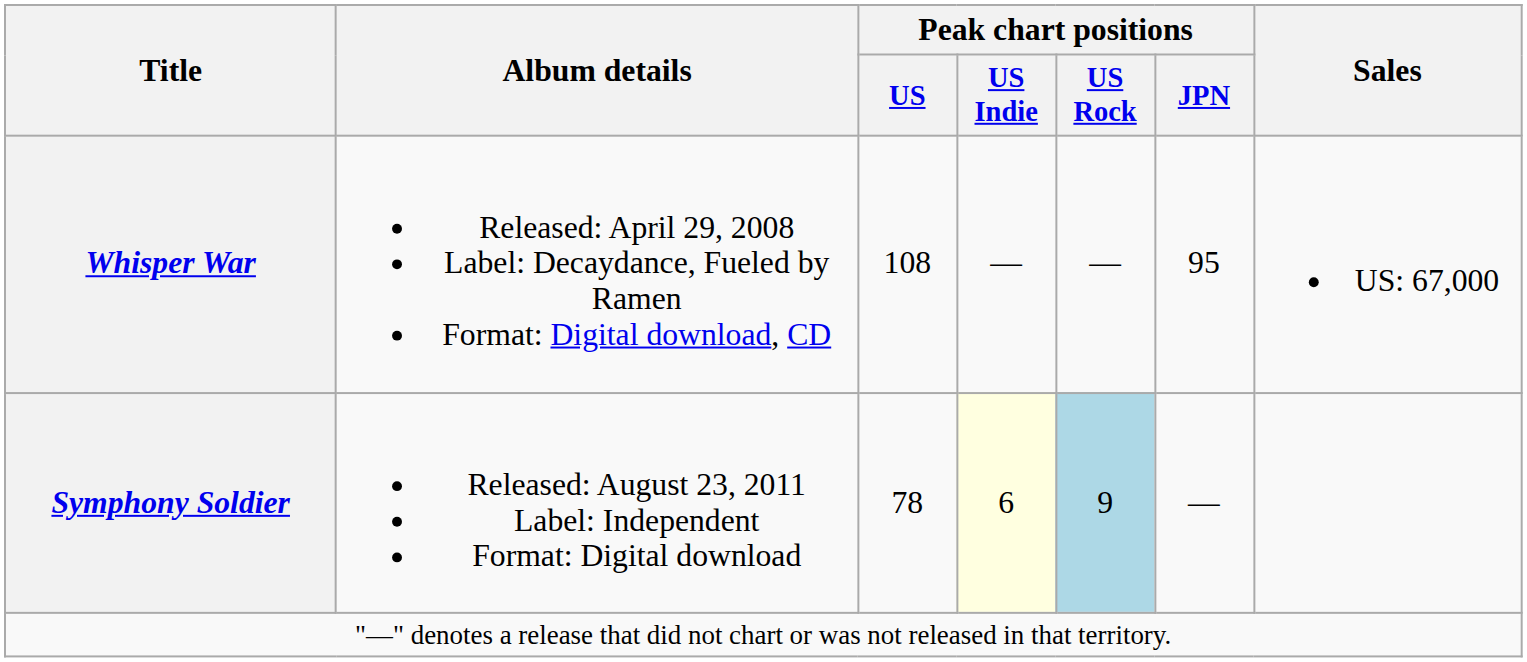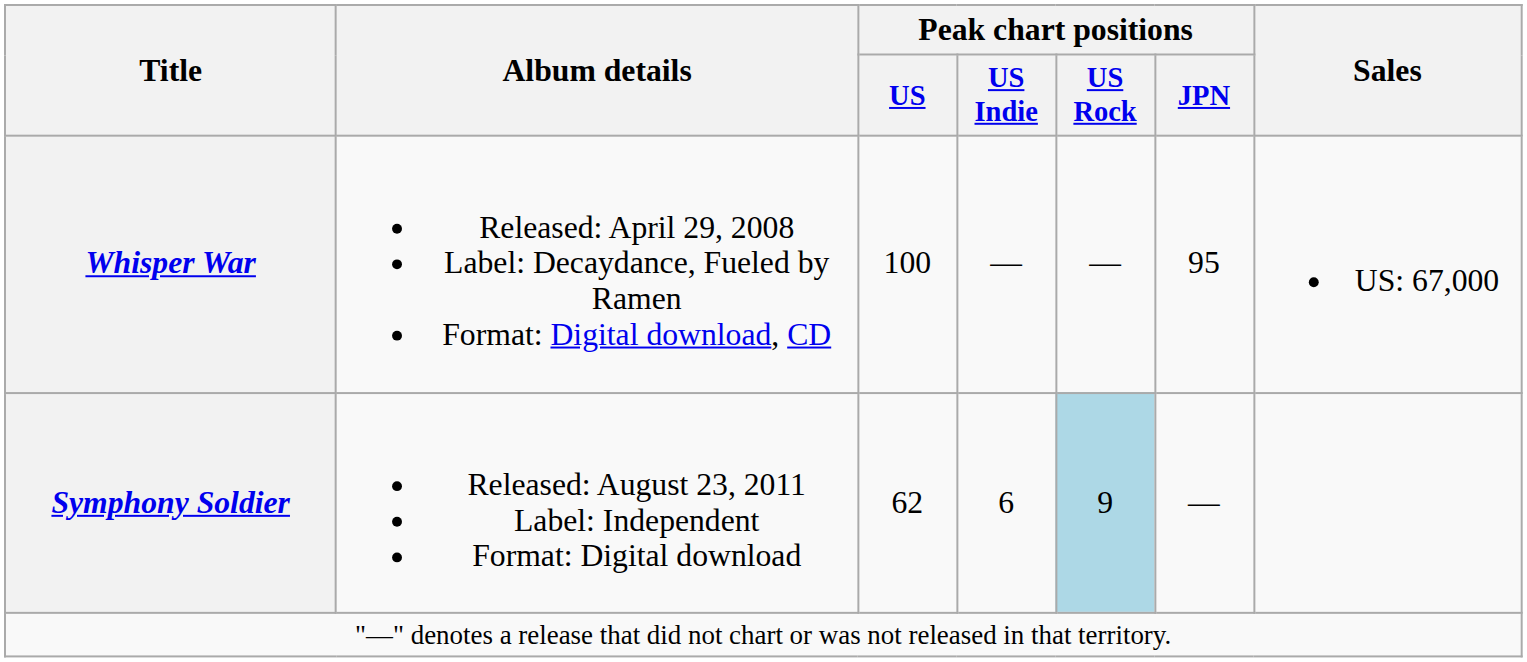(907, 263) 108 -> (907, 263) 100
(907, 501) 78 -> (907, 501) 62
(1006, 501) lightyellow background -> (1006, 501) no background
